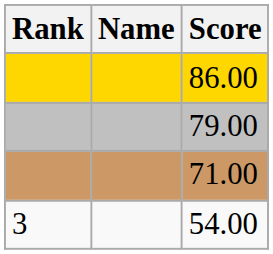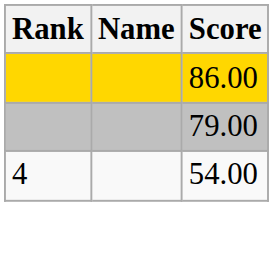- row: (223, 175)
(20, 223) 3 -> (20, 175) 4
